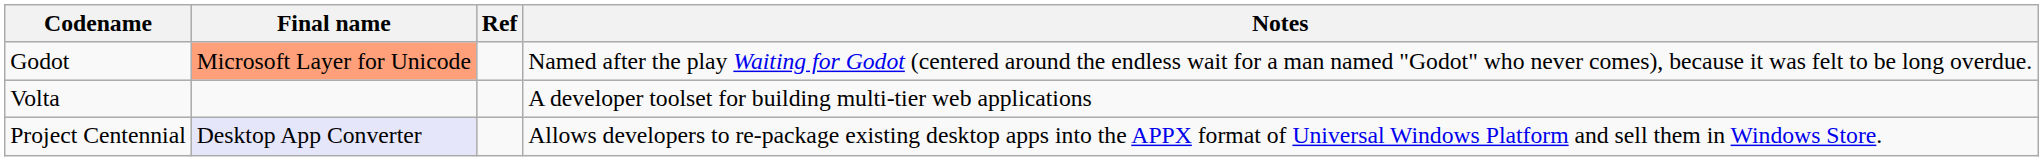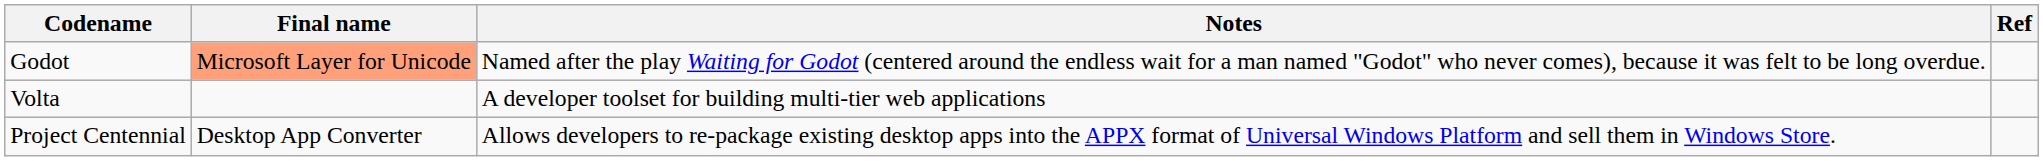columns swapped: (1280, 23) <-> (500, 23)
(309, 135) lavender background -> (309, 135) no background
